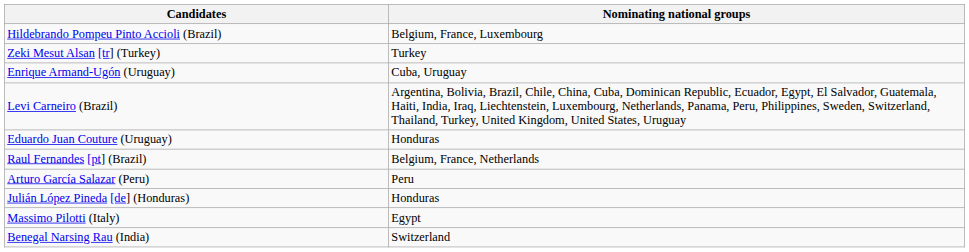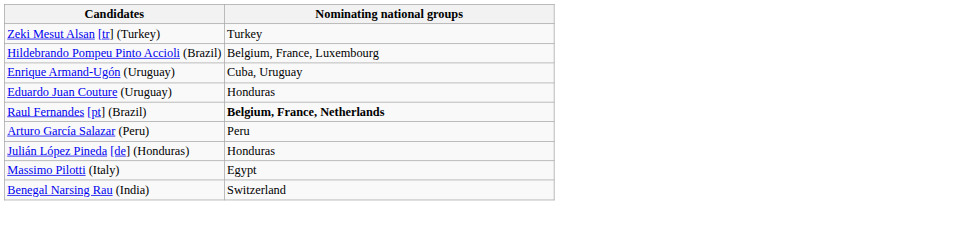rows swapped: (114, 33) <-> (84, 53)
- row: (62, 106)
(465, 159) normal -> (306, 111) bold
